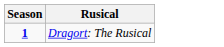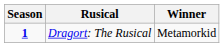+ column: (187, 14)
